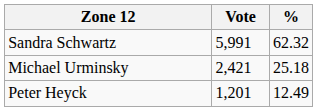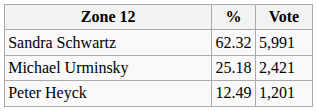columns swapped: (241, 17) <-> (291, 17)
